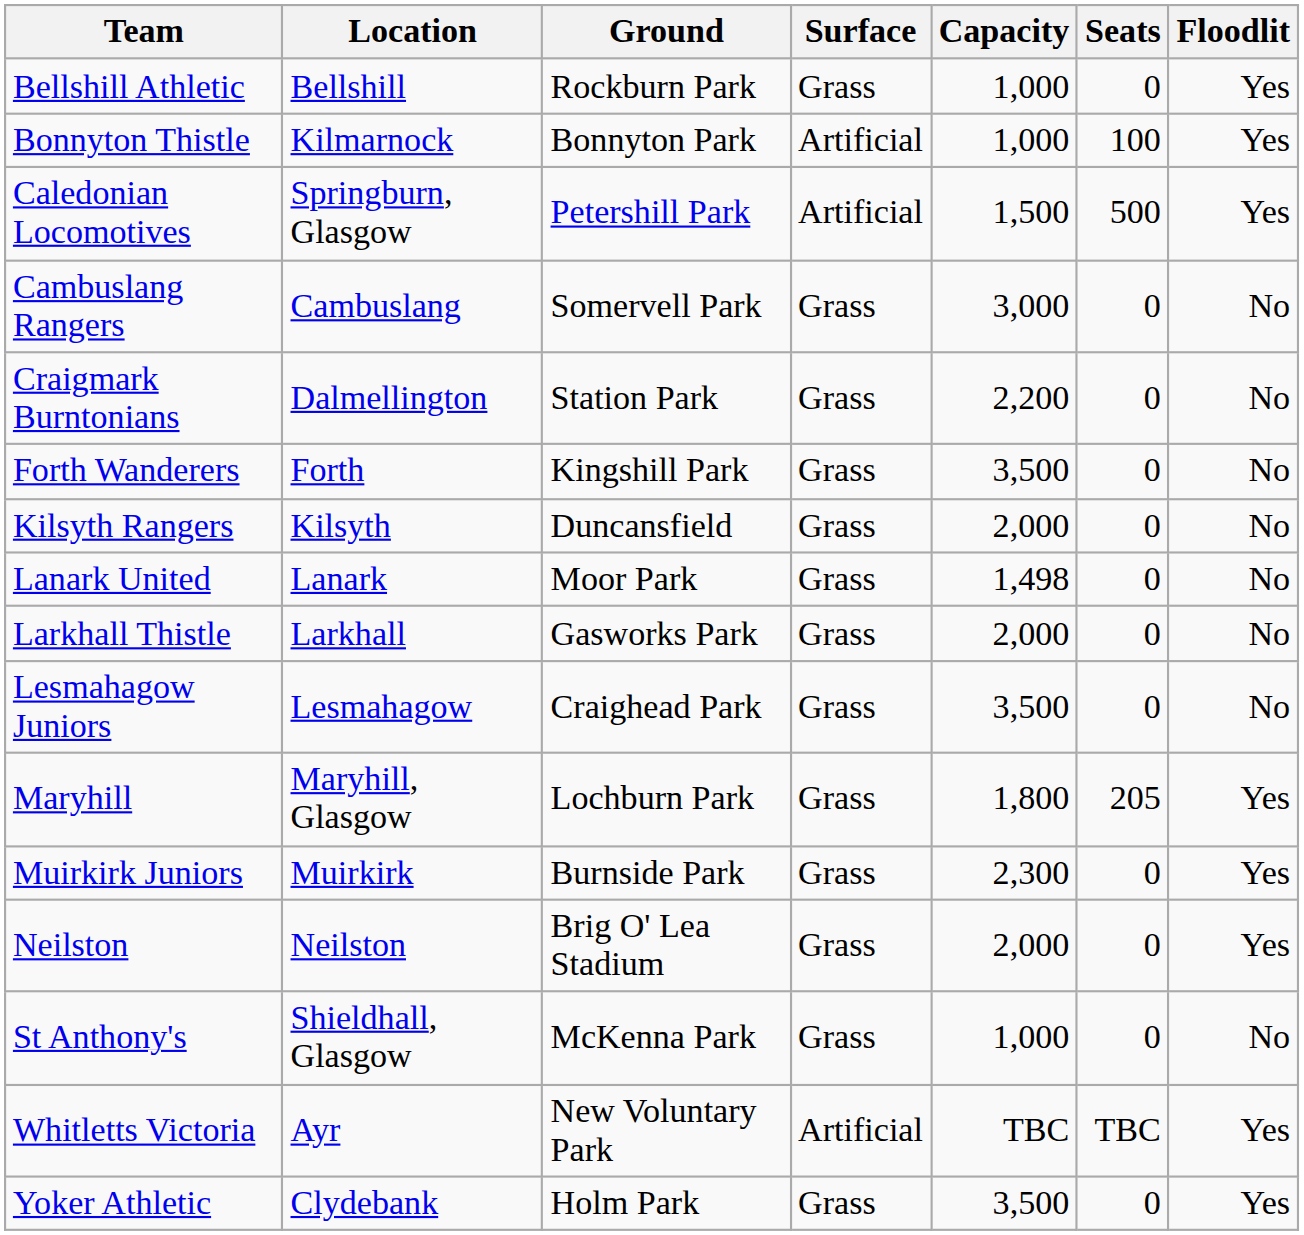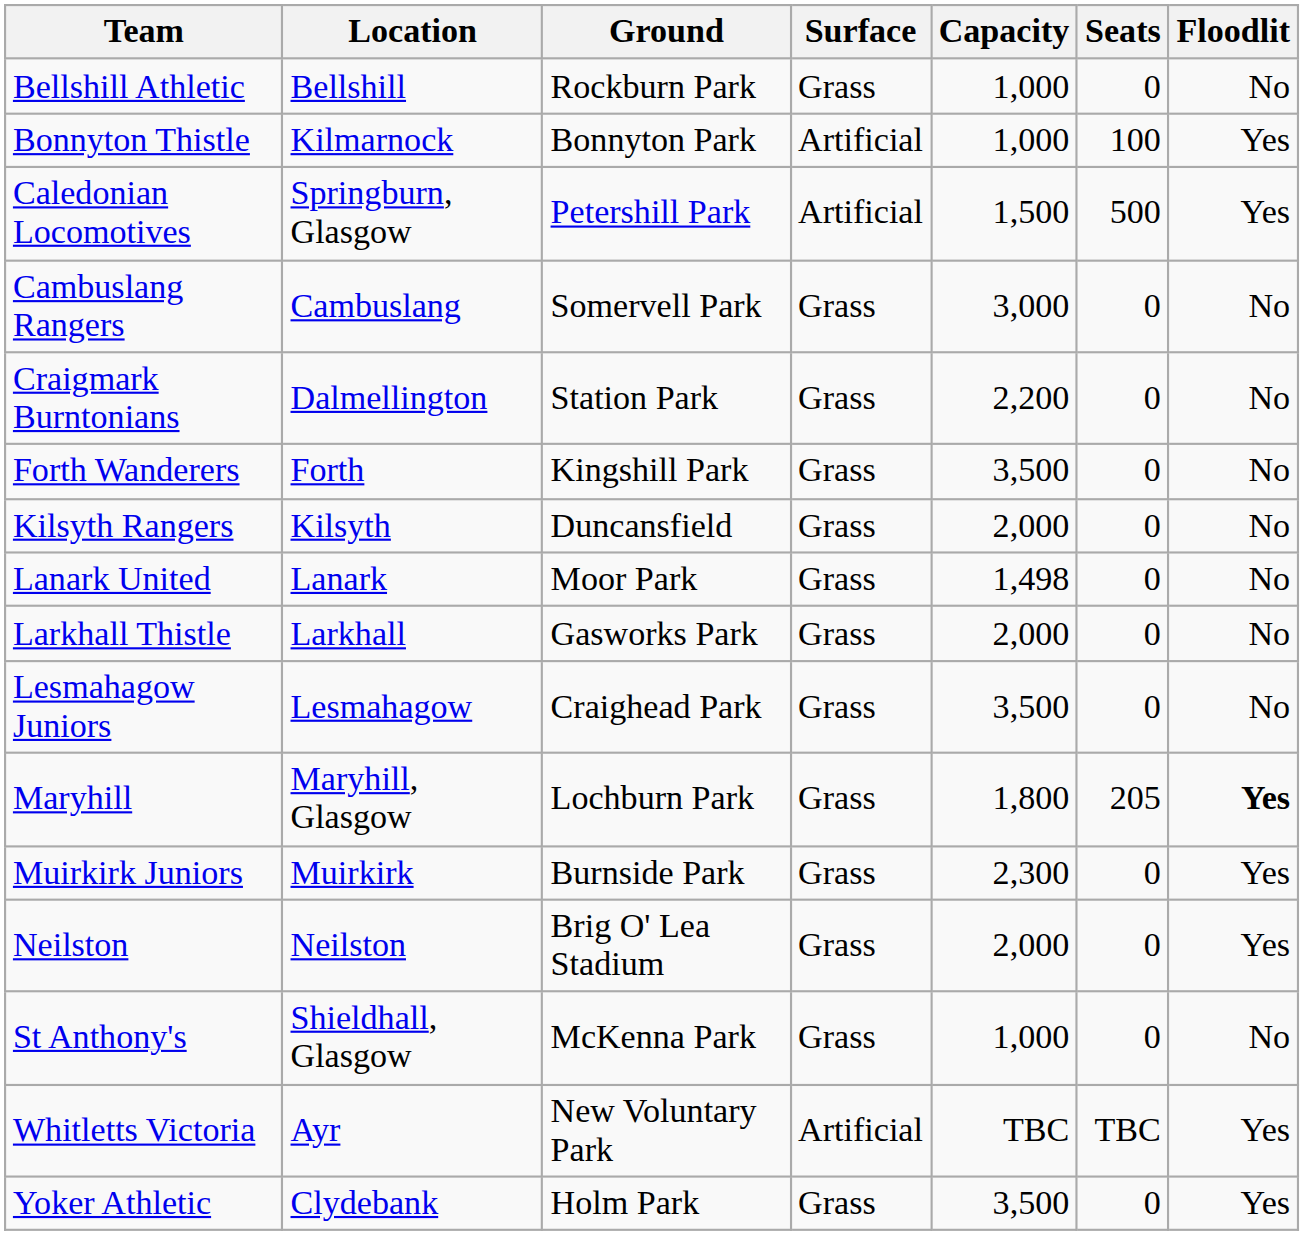(1265, 85) Yes -> (1269, 85) No
(1265, 798) normal -> (1266, 798) bold
